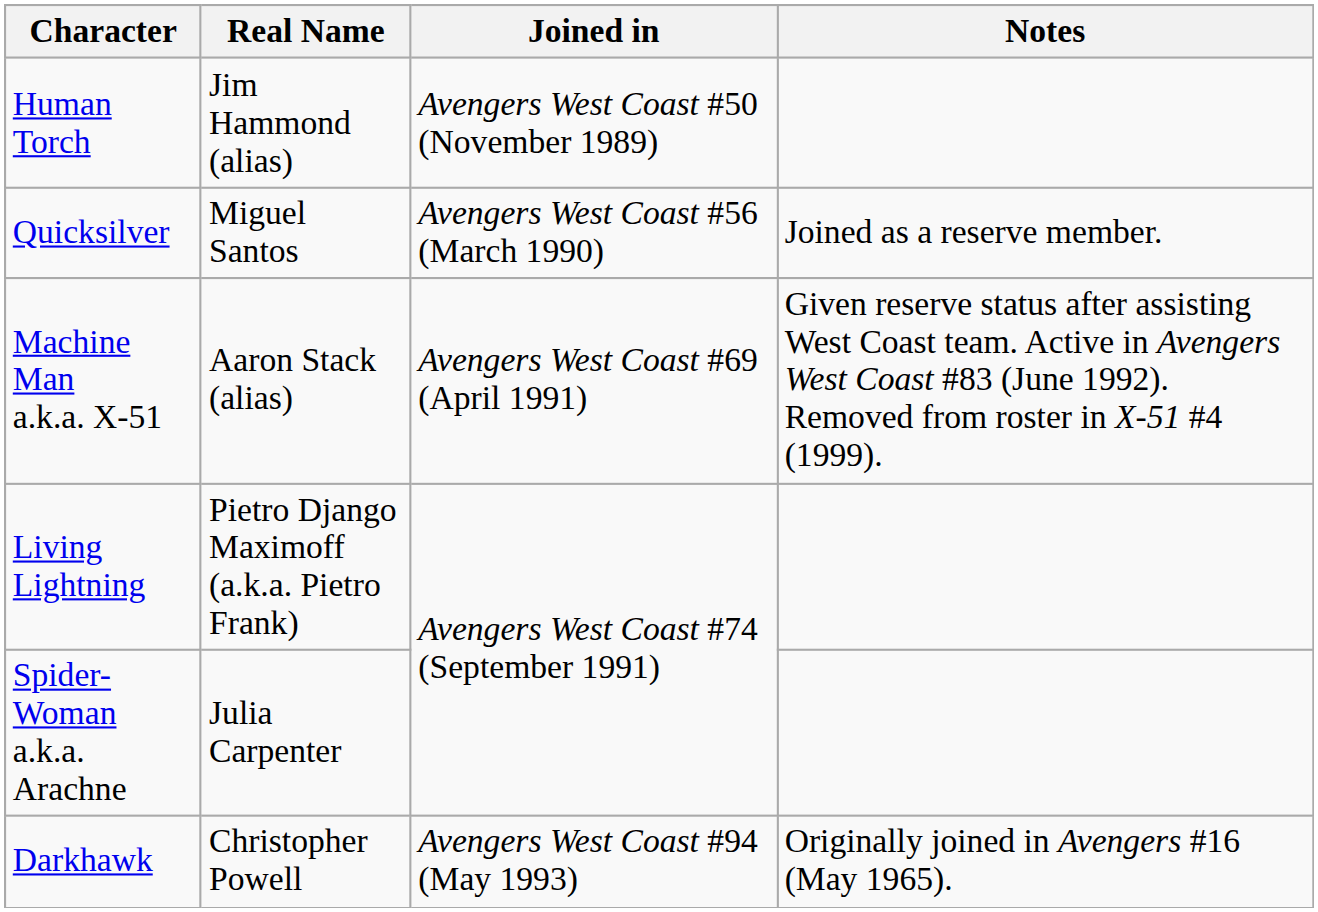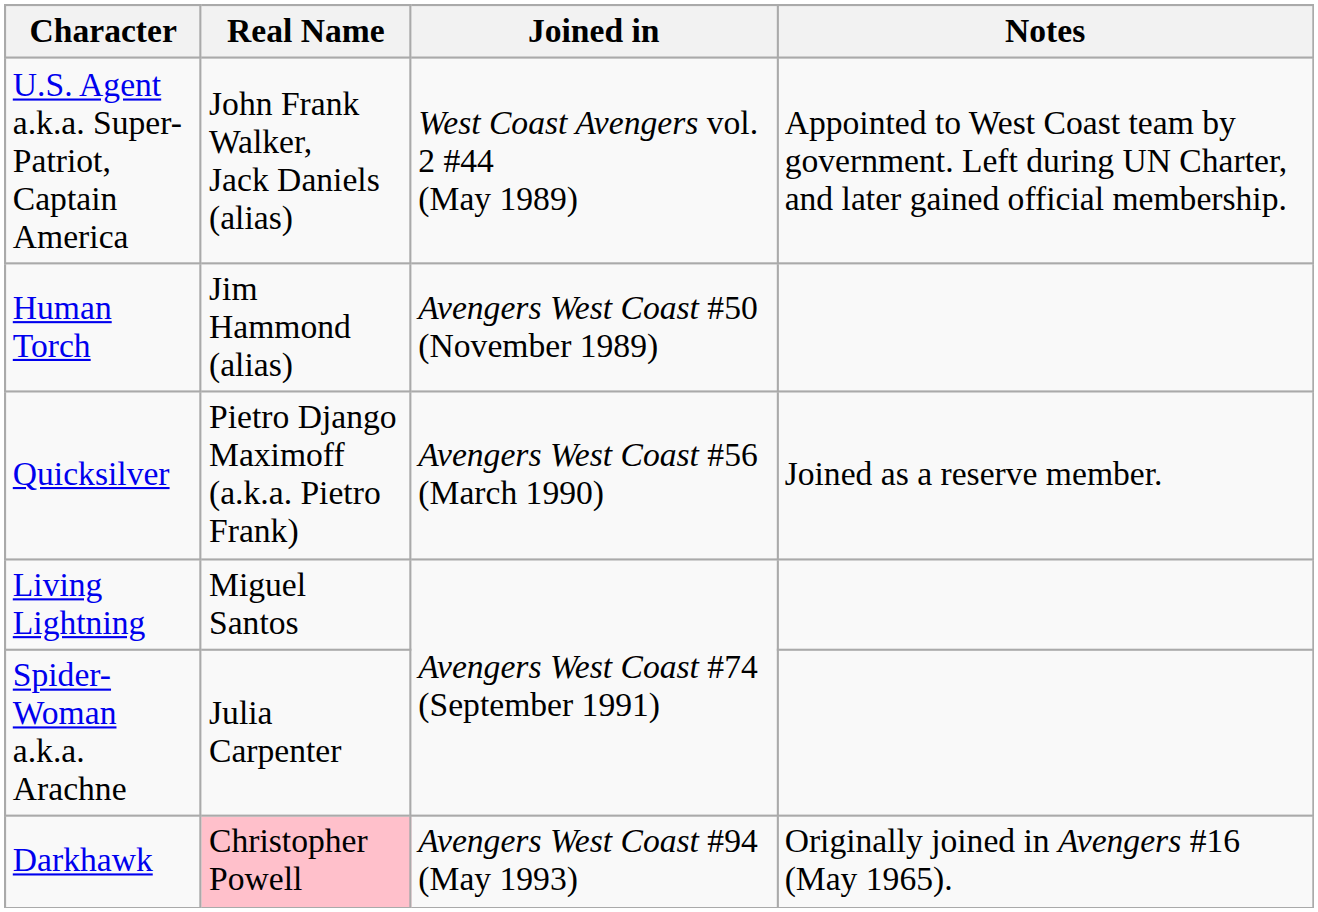+ row: (97, 160)
(258, 232) Miguel Santos -> (303, 474) Pietro Django Maximoff (a.k.a. Pietro Frank)
- row: (87, 380)
(303, 565) Pietro Django Maximoff (a.k.a. Pietro Frank) -> (258, 603) Miguel Santos
(288, 861) no background -> (288, 861) pink background
